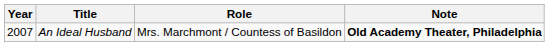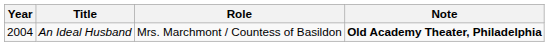(20, 32) 2007 -> (20, 32) 2004
